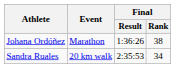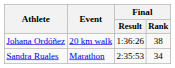(87, 41) Marathon -> (91, 41) 20 km walk
(91, 56) 20 km walk -> (87, 56) Marathon
